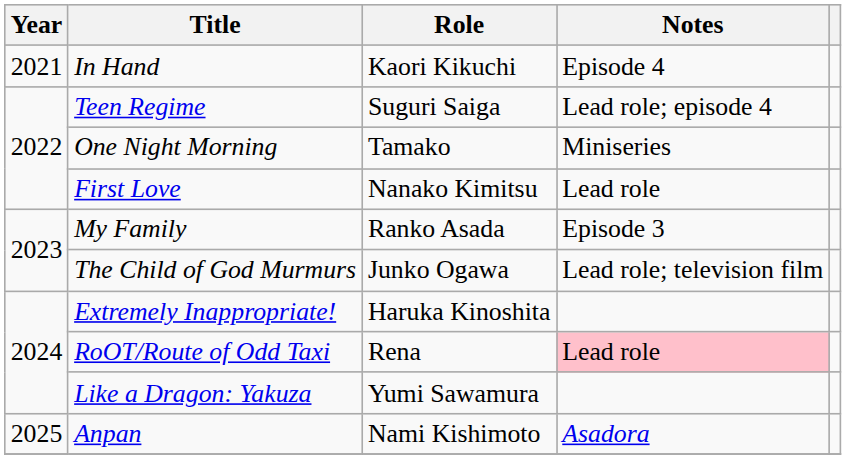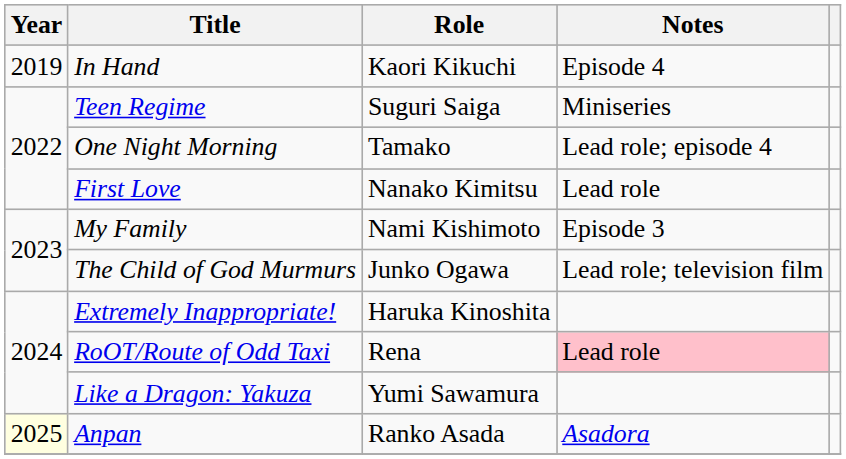(37, 65) 2021 -> (37, 65) 2019
(667, 106) Lead role; episode 4 -> (617, 106) Miniseries
(617, 147) Miniseries -> (667, 147) Lead role; episode 4
(436, 229) Ranko Asada -> (454, 229) Nami Kishimoto
(37, 433) no background -> (37, 433) lightyellow background
(454, 433) Nami Kishimoto -> (436, 433) Ranko Asada
